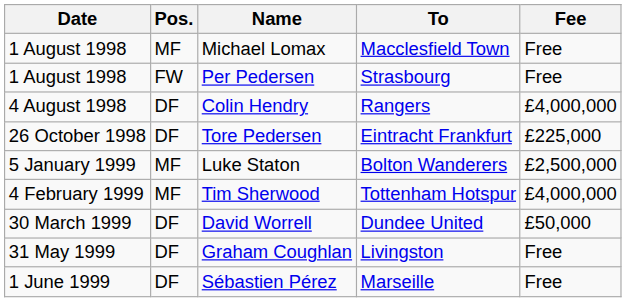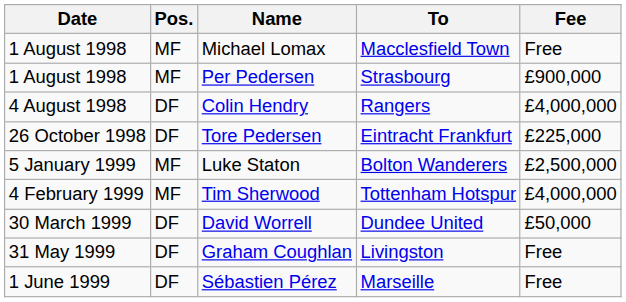(169, 77) FW -> (168, 77) MF
(543, 77) Free -> (563, 77) £900,000
